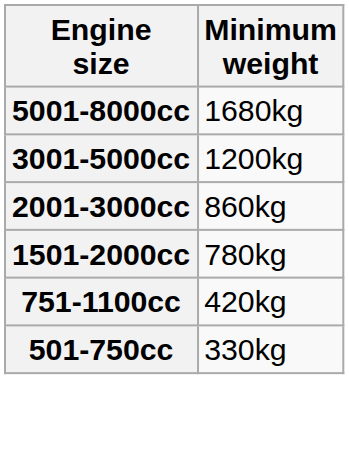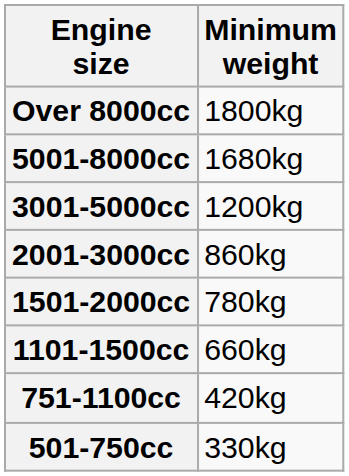+ row: (101, 111)
+ row: (101, 350)
